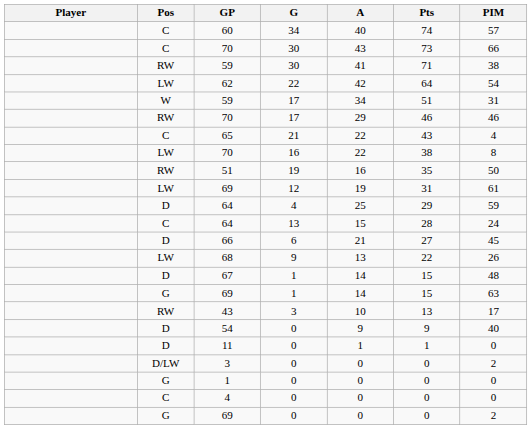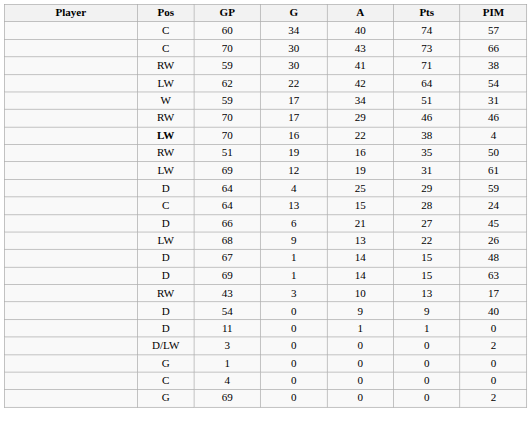- row: (227, 135)
(166, 153) normal -> (166, 135) bold
(493, 153) 8 -> (493, 135) 4
(166, 293) G -> (166, 275) D
